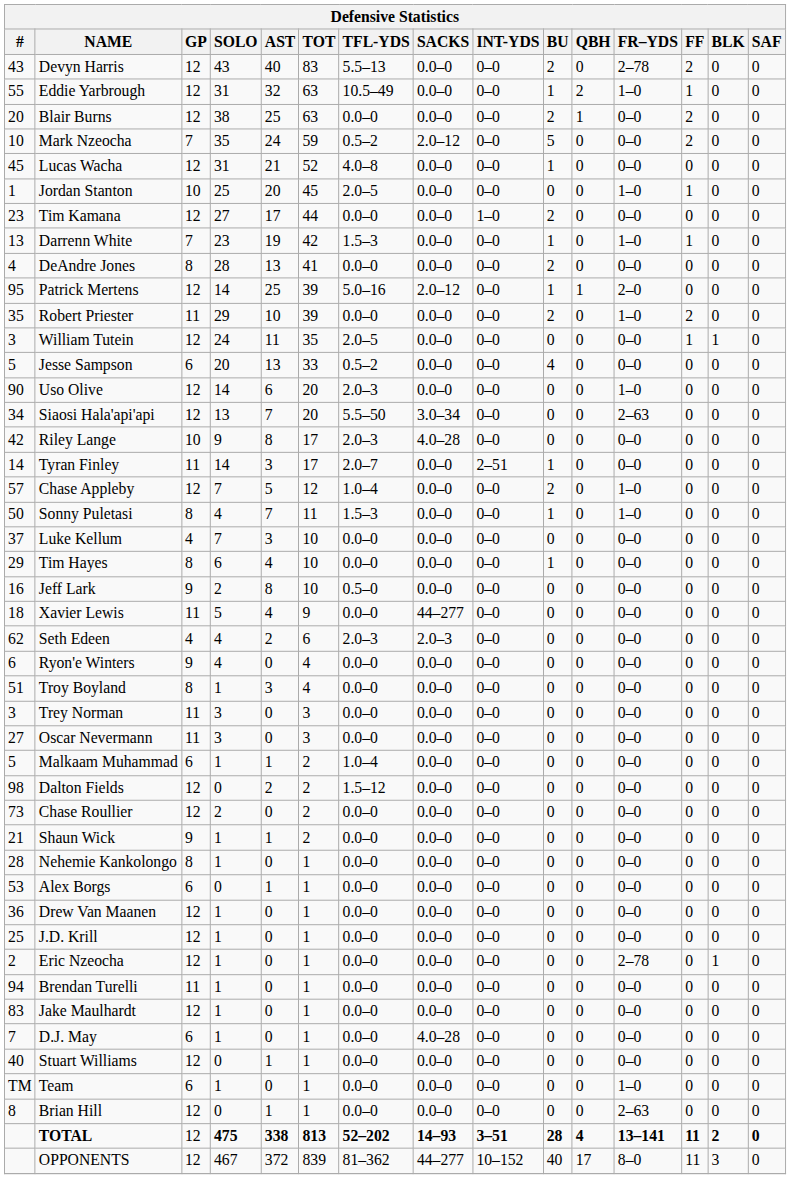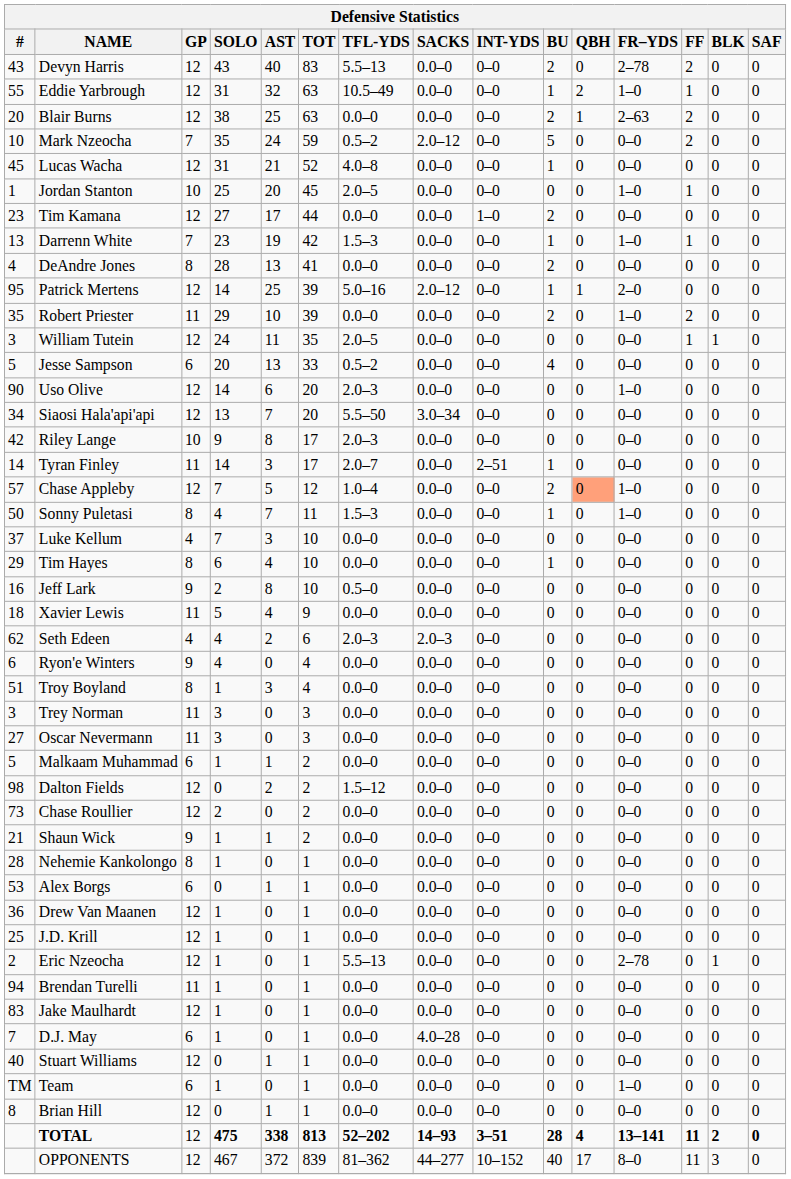(630, 116) 0–0 -> (633, 116) 2–63
(633, 414) 2–63 -> (630, 414) 0–0
(438, 439) 4.0–28 -> (435, 439) 0.0–0
(580, 489) no background -> (580, 489) lightsalmon background
(440, 613) 44–277 -> (435, 613) 0.0–0
(360, 762) 1.0–4 -> (360, 762) 0.0–0
(360, 961) 0.0–0 -> (364, 961) 5.5–13
(633, 1111) 2–63 -> (630, 1111) 0–0
